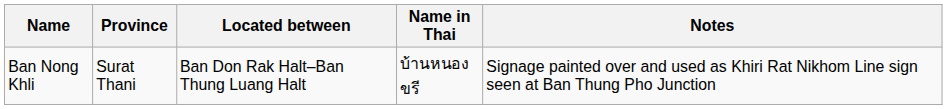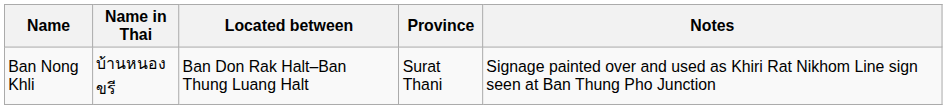columns swapped: (440, 25) <-> (134, 25)
